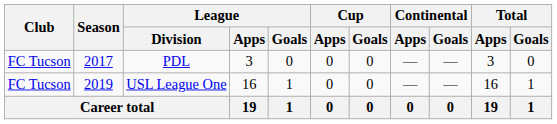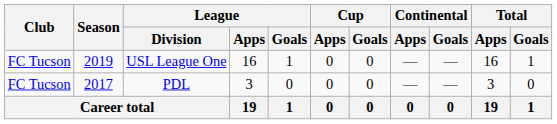rows swapped: (176, 61) <-> (176, 84)
